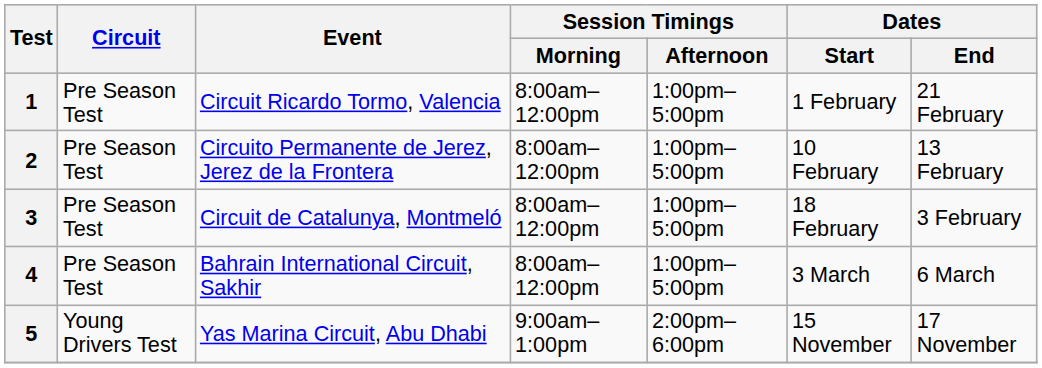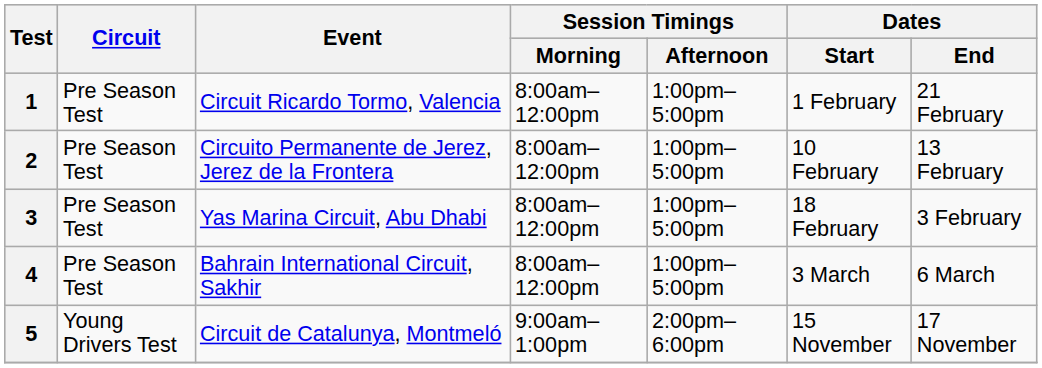(351, 217) Circuit de Catalunya, Montmeló -> (343, 217) Yas Marina Circuit, Abu Dhabi
(343, 333) Yas Marina Circuit, Abu Dhabi -> (351, 333) Circuit de Catalunya, Montmeló
